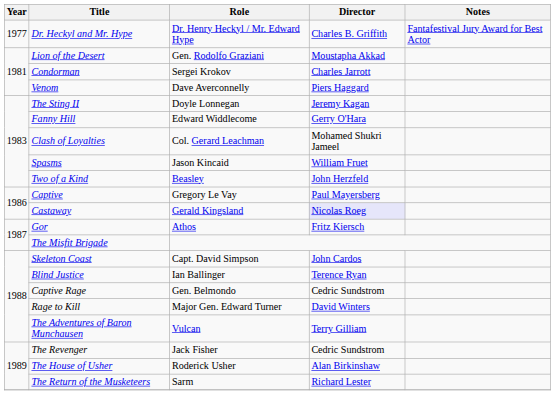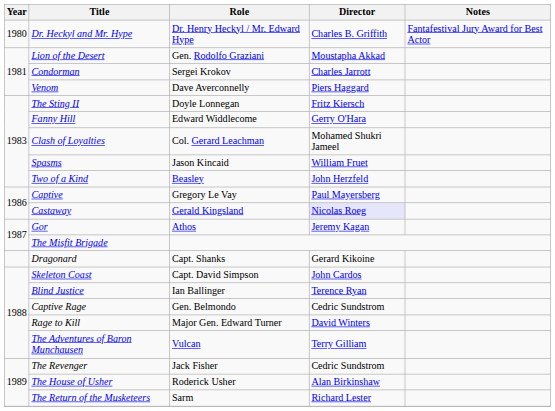(17, 34) 1977 -> (17, 34) 1980
(340, 103) Jeremy Kagan -> (338, 103) Fritz Kiersch
(338, 227) Fritz Kiersch -> (340, 227) Jeremy Kagan
+ row: (54, 258)
